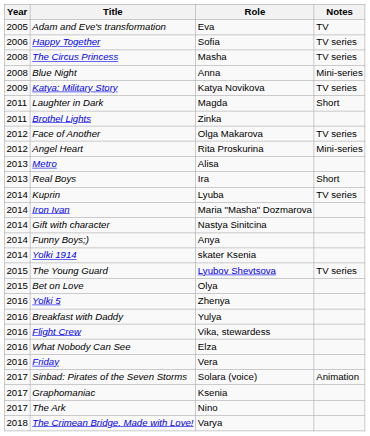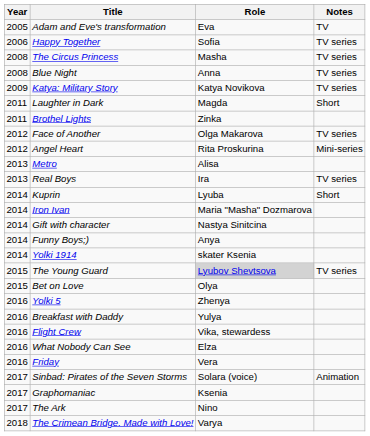(340, 73) Mini-series -> (337, 73) TV series
(328, 179) Short -> (337, 179) TV series
(337, 194) TV series -> (328, 194) Short
(237, 270) no background -> (237, 270) lightgrey background
